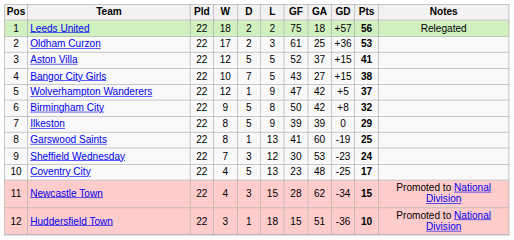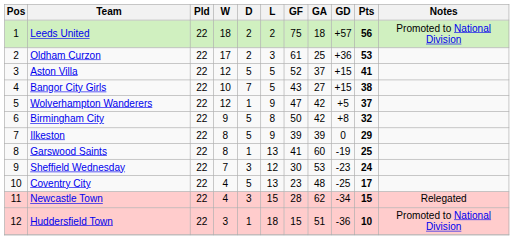(444, 28) Relegated -> (444, 34) Promoted to National Division
(444, 194) Promoted to National Division -> (444, 199) Relegated
